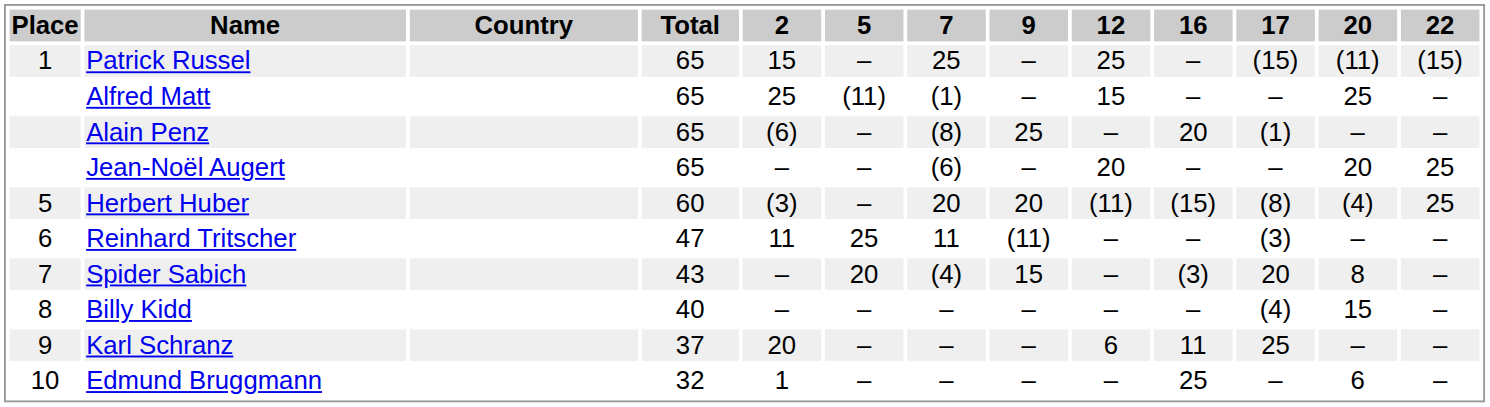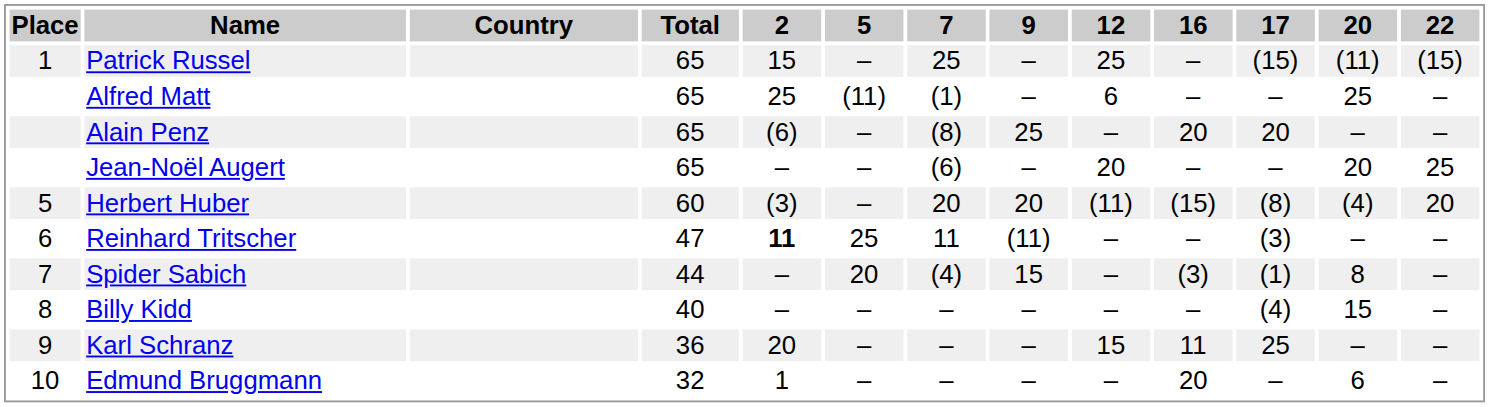(1111, 97) 15 -> (1111, 97) 6
(1275, 132) (1) -> (1275, 132) 20
(1440, 203) 25 -> (1440, 203) 20
(782, 239) normal -> (782, 239) bold
(690, 274) 43 -> (690, 274) 44
(1275, 274) 20 -> (1275, 274) (1)
(690, 345) 37 -> (690, 345) 36
(1111, 345) 6 -> (1111, 345) 15
(1193, 381) 25 -> (1193, 381) 20
